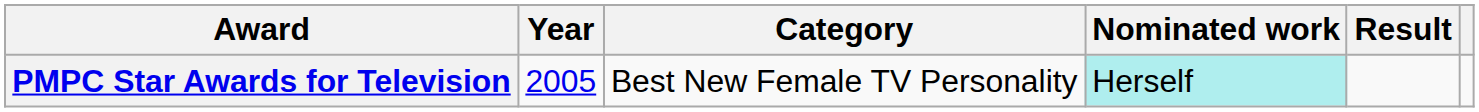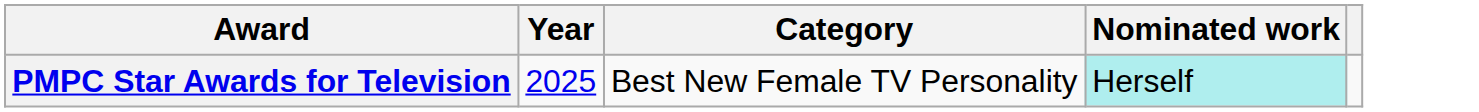- column: (1403, 29)
(561, 80) 2005 -> (561, 80) 2025
